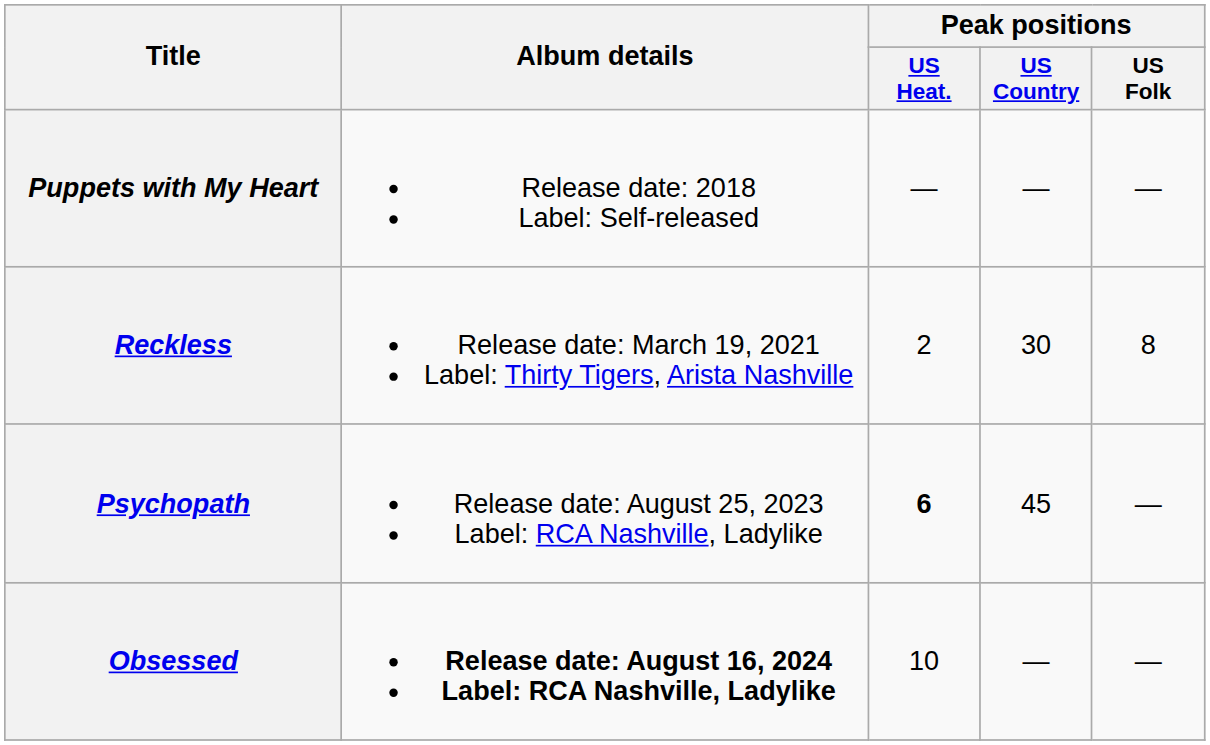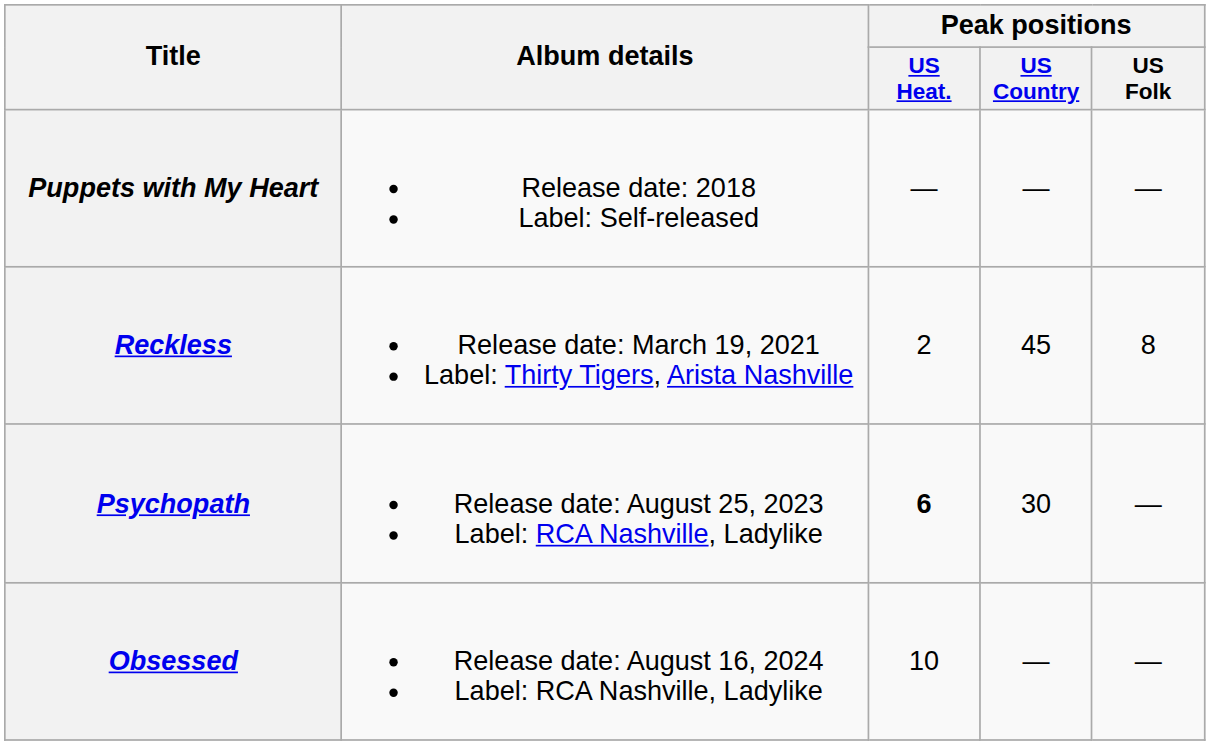(1036, 345) 30 -> (1036, 345) 45
(1036, 503) 45 -> (1036, 503) 30
(605, 677) bold -> (605, 677) normal
